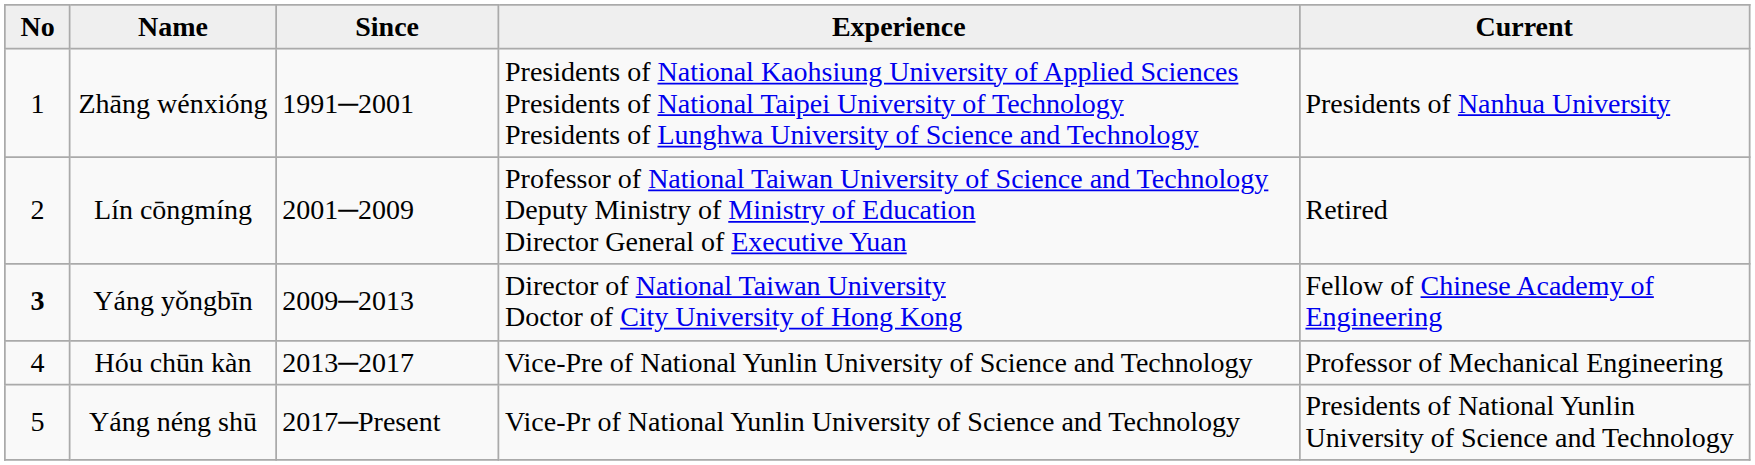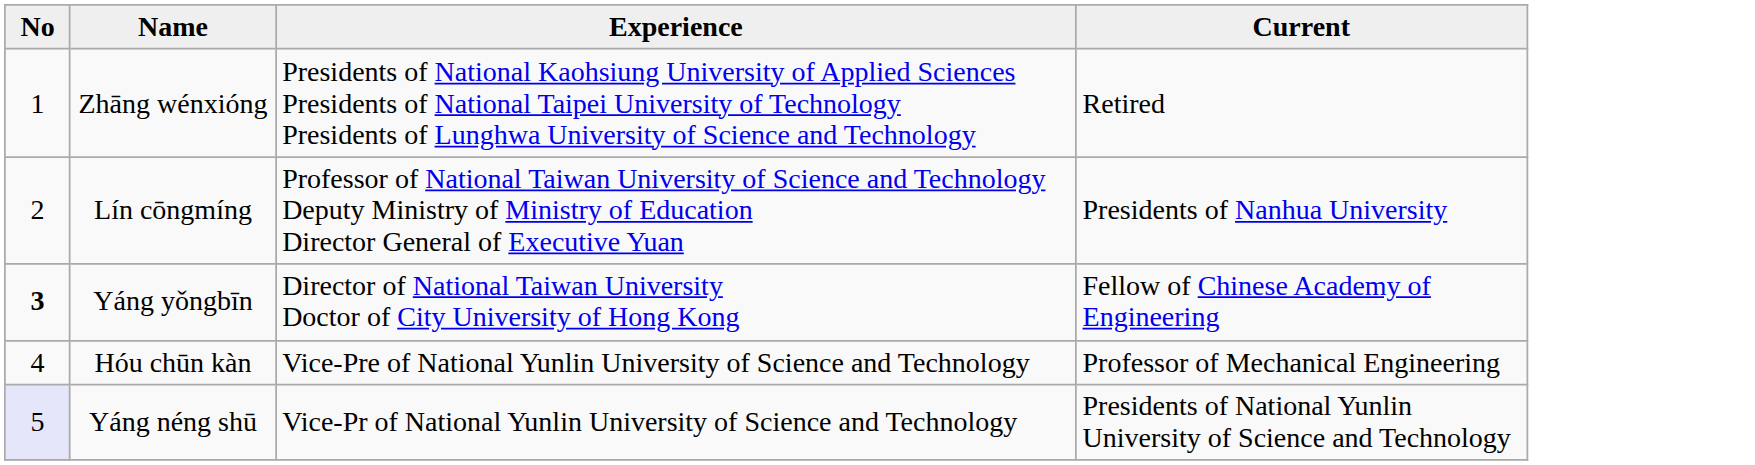- column: (387, 26)
(1488, 102) Presidents of Nanhua University -> (1124, 102) Retired
(1347, 210) Retired -> (1265, 210) Presidents of Nanhua University
(38, 421) no background -> (38, 421) lavender background
